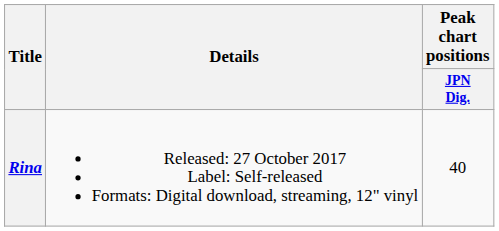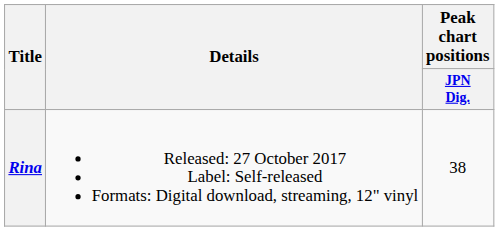(458, 167) 40 -> (458, 167) 38
